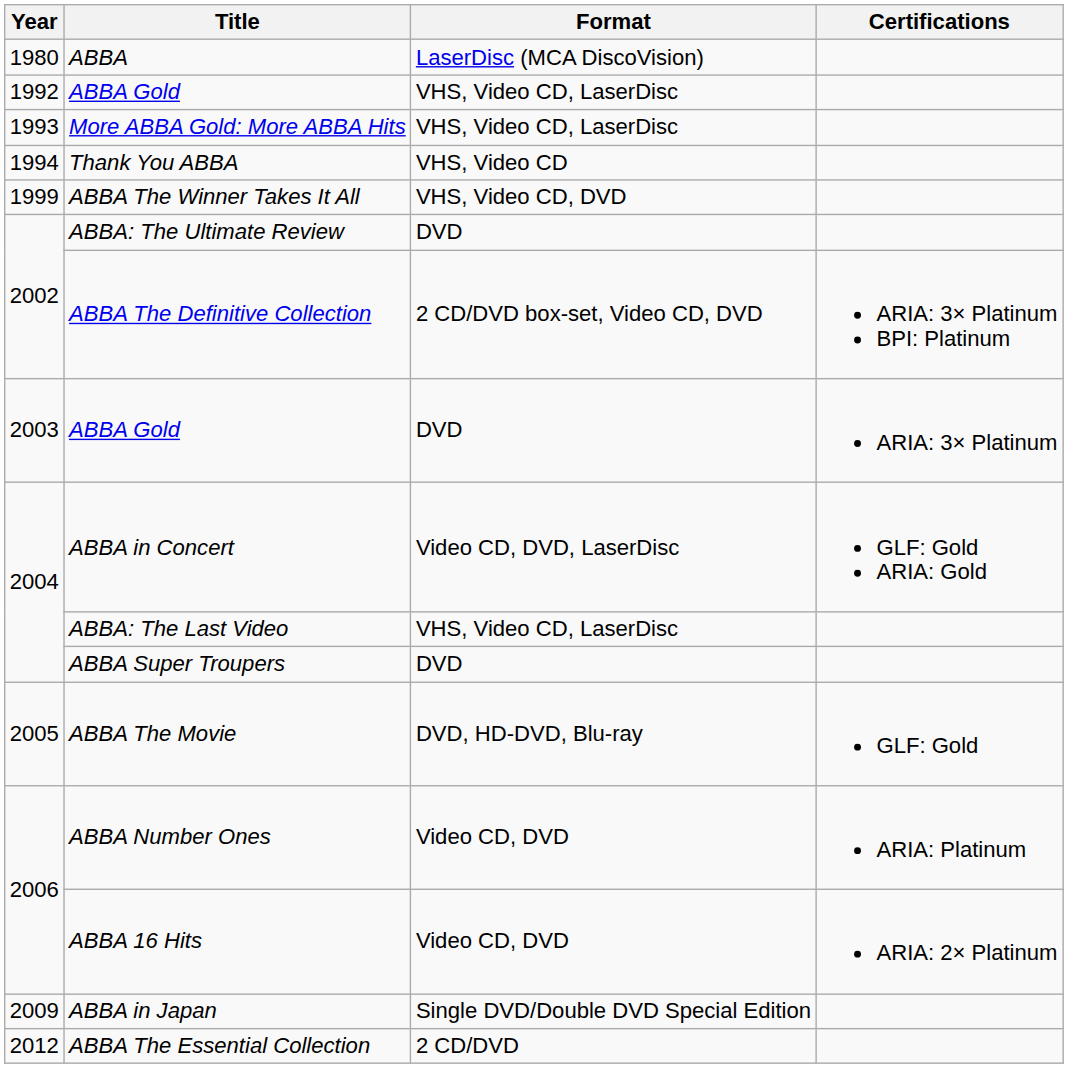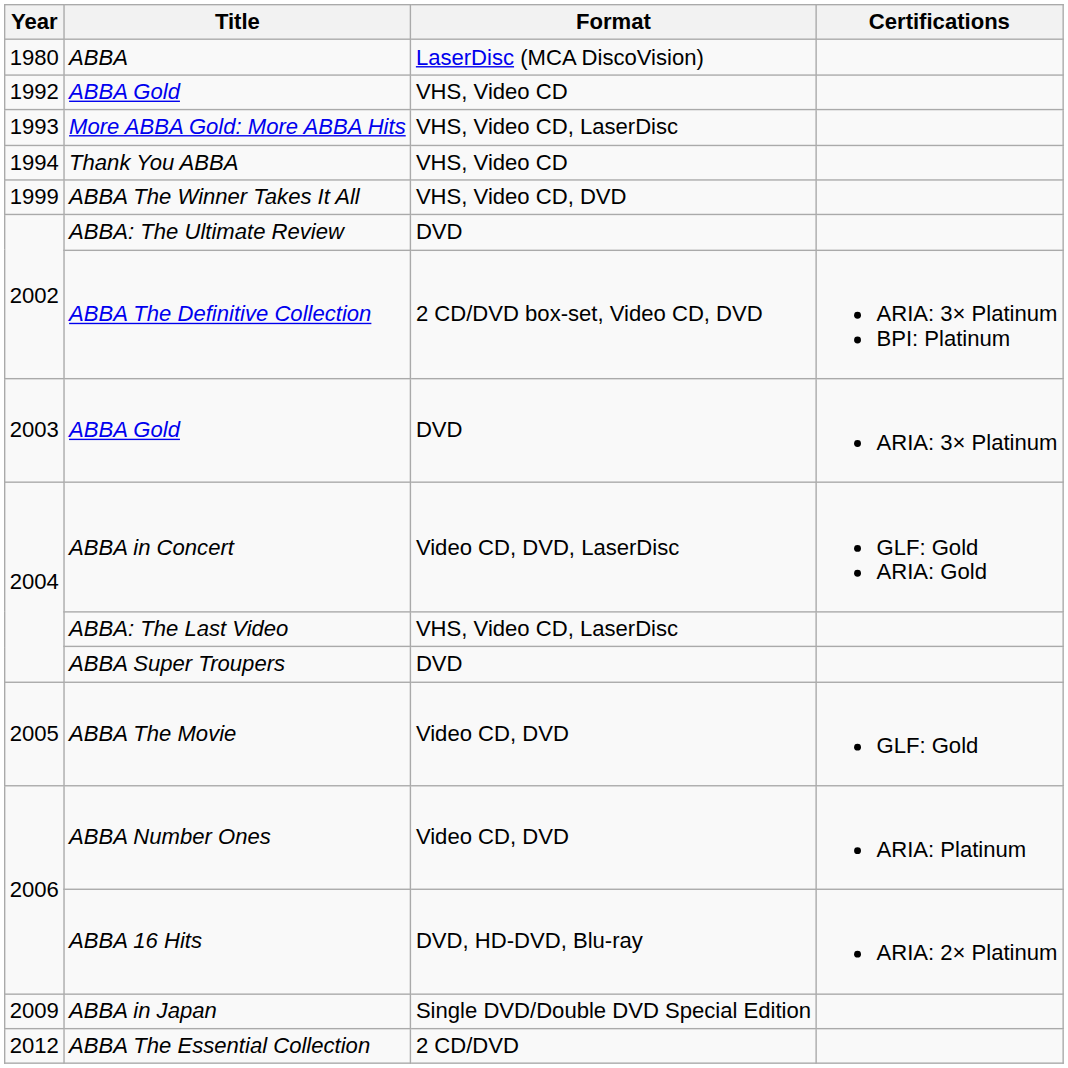(547, 92) VHS, Video CD, LaserDisc -> (492, 92) VHS, Video CD
(529, 733) DVD, HD-DVD, Blu-ray -> (492, 733) Video CD, DVD
(492, 941) Video CD, DVD -> (529, 941) DVD, HD-DVD, Blu-ray
